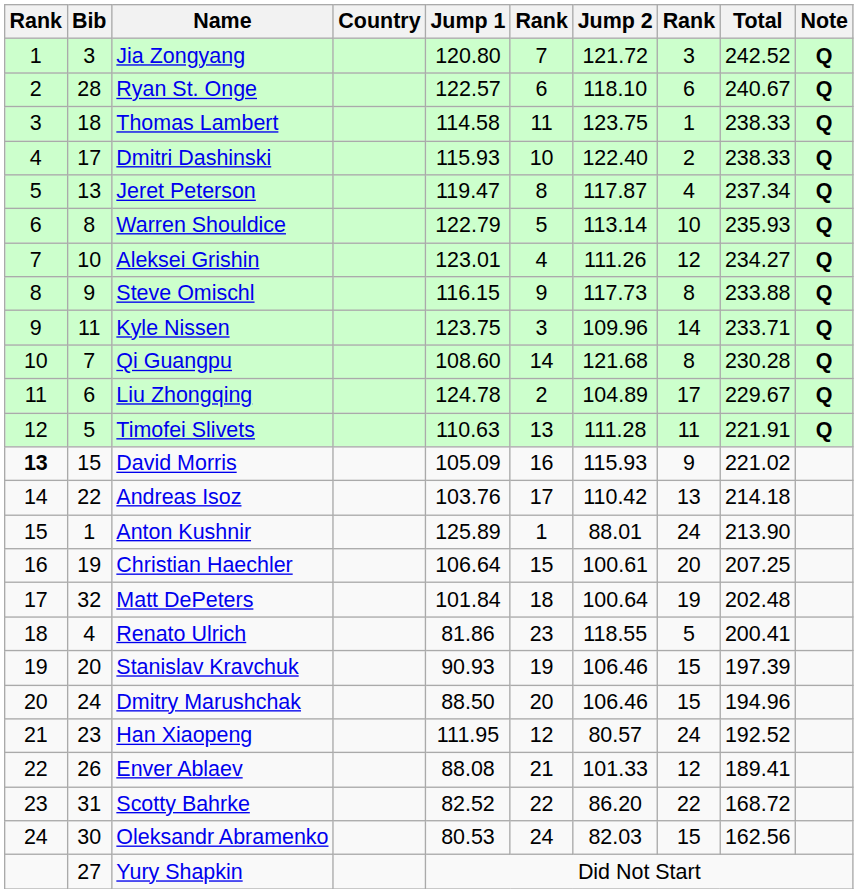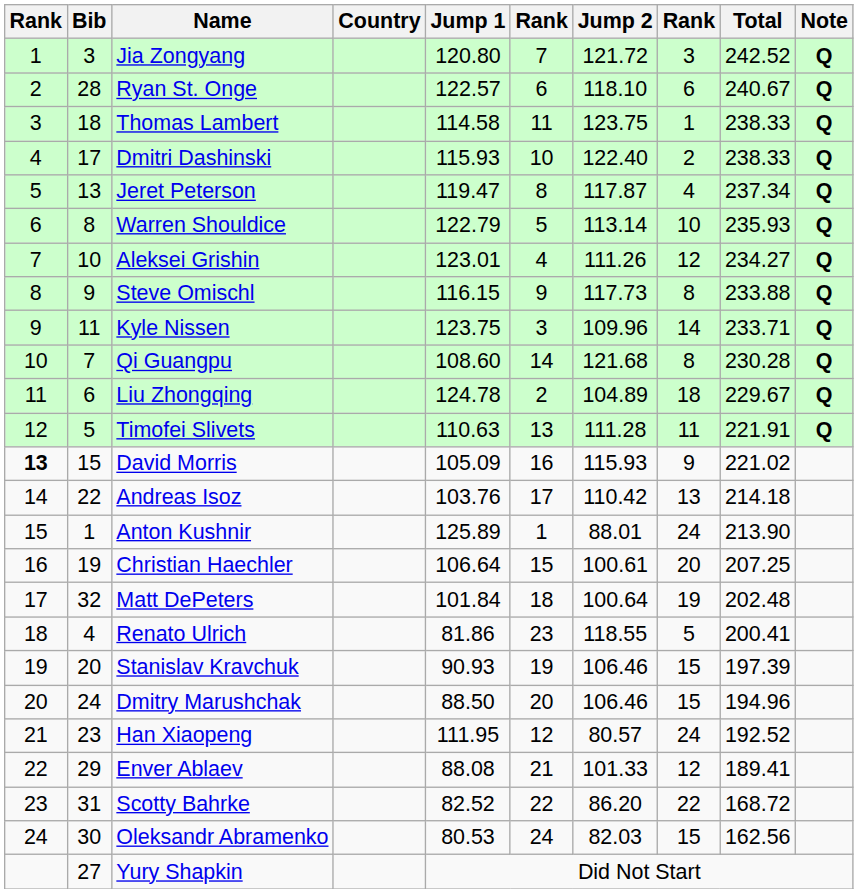(689, 395) 17 -> (689, 395) 18
(89, 769) 26 -> (89, 769) 29
